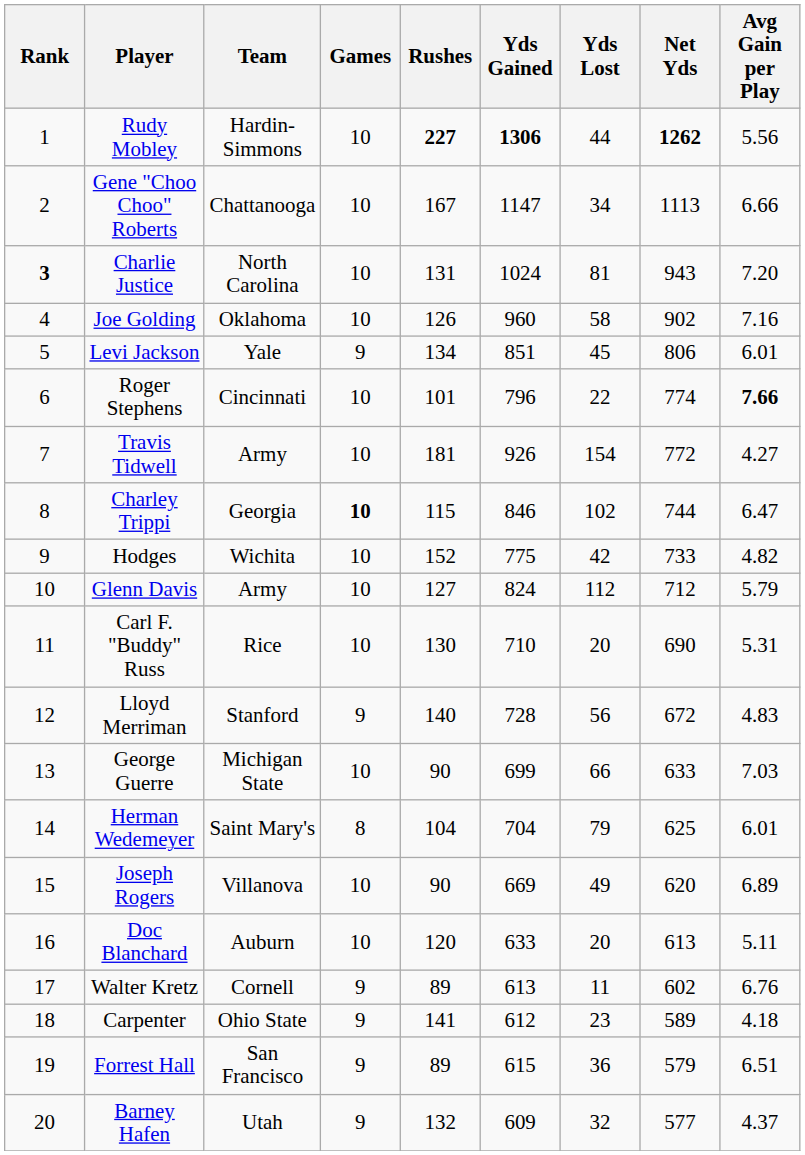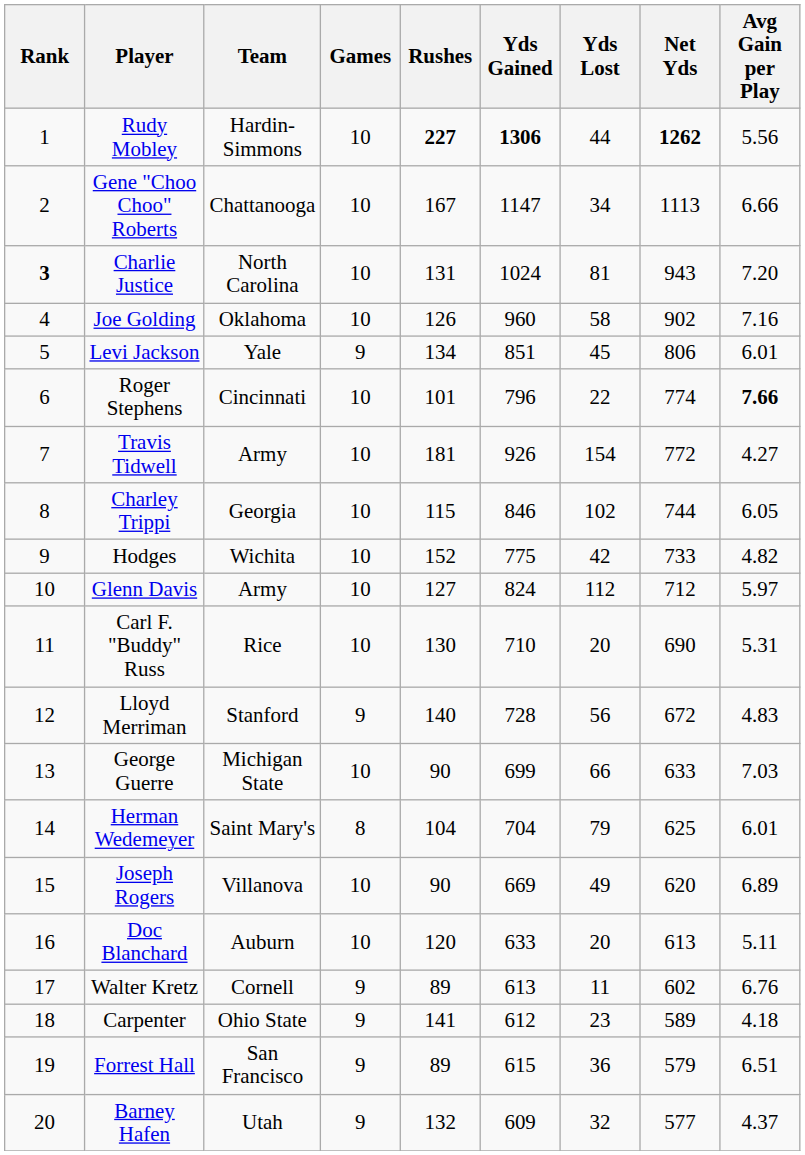(360, 511) bold -> (360, 511) normal
(760, 511) 6.47 -> (760, 511) 6.05
(760, 589) 5.79 -> (760, 589) 5.97
